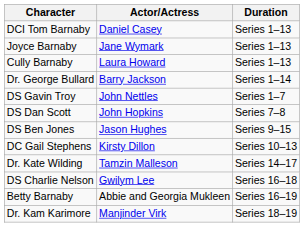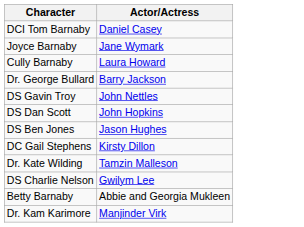- column: (266, 12)
